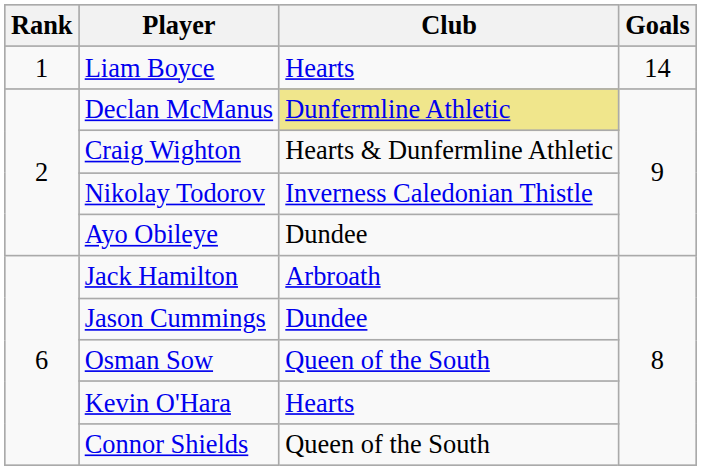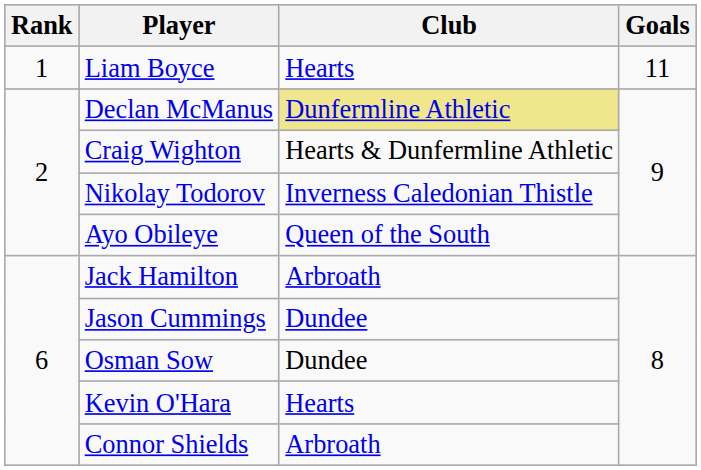(657, 67) 14 -> (657, 67) 11
(326, 234) Dundee -> (388, 234) Queen of the South
(388, 360) Queen of the South -> (326, 360) Dundee
(388, 444) Queen of the South -> (333, 444) Arbroath
